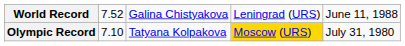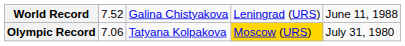(112, 32) 7.10 -> (112, 32) 7.06
